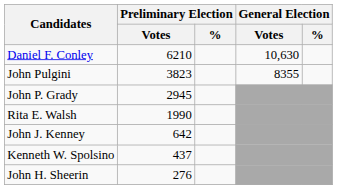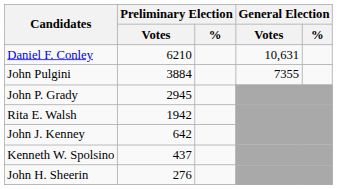(282, 54) 10,630 -> (282, 54) 10,631
(179, 74) 3823 -> (179, 74) 3884
(287, 74) 8355 -> (287, 74) 7355
(179, 114) 1990 -> (179, 114) 1942
